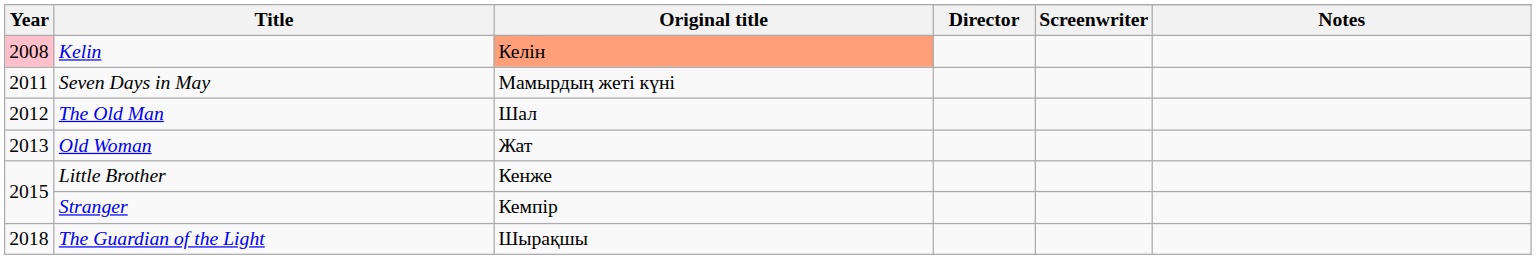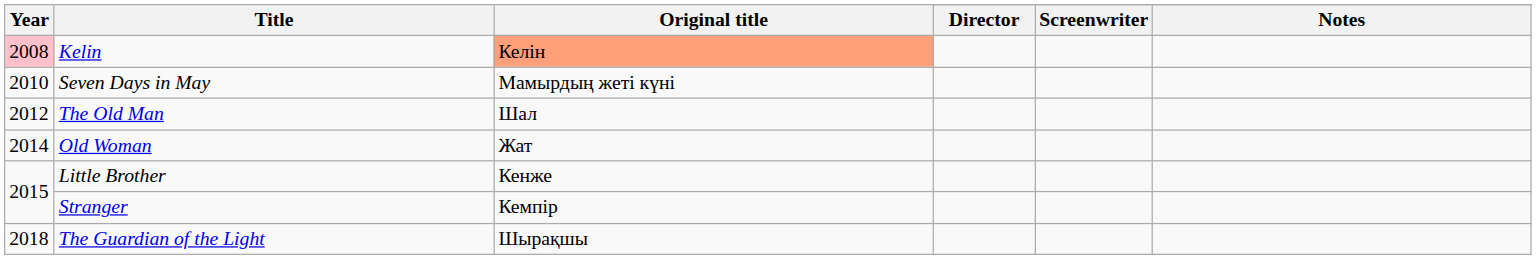(28, 82) 2011 -> (29, 82) 2010
(29, 144) 2013 -> (29, 144) 2014
